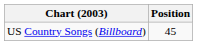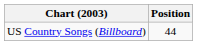(171, 31) 45 -> (171, 31) 44
